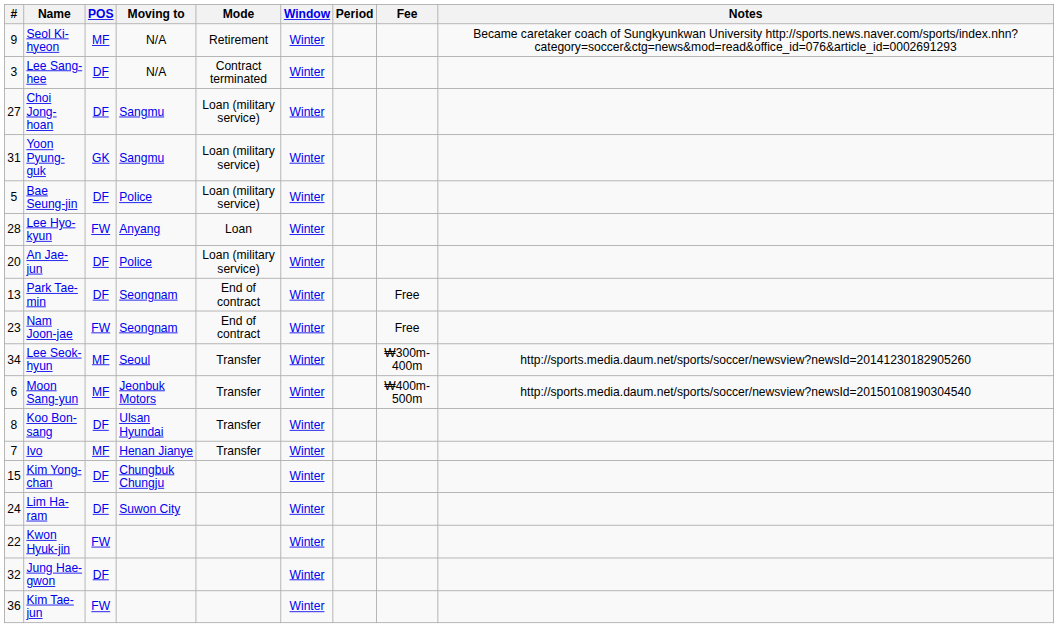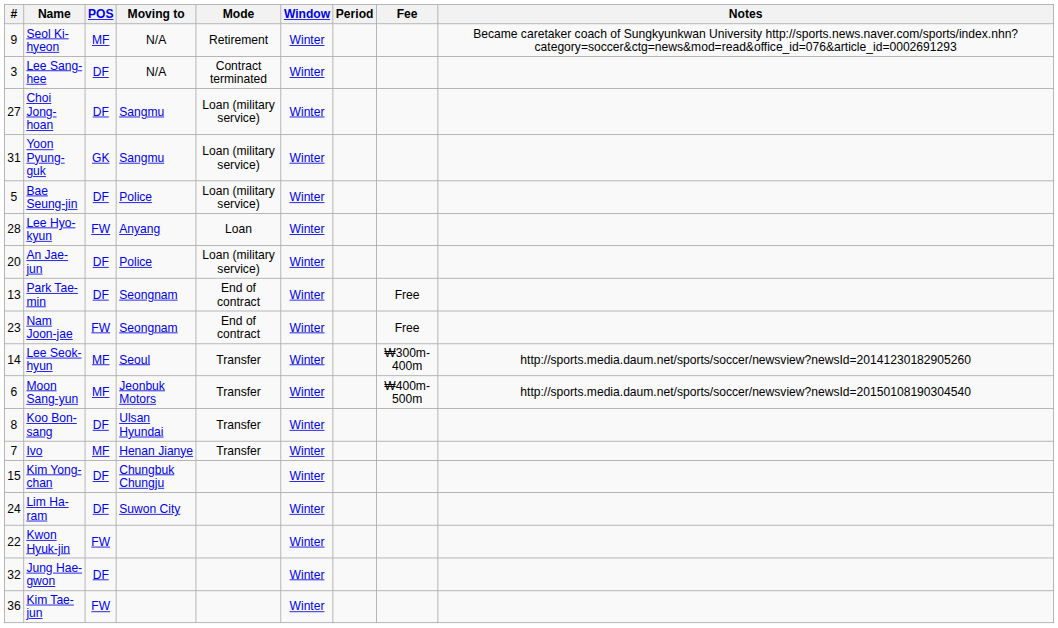(14, 360) 34 -> (14, 360) 14
